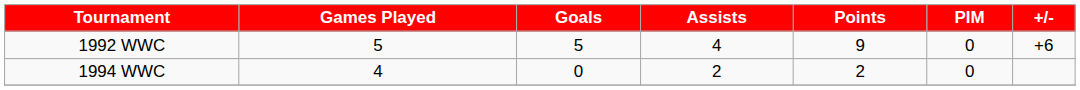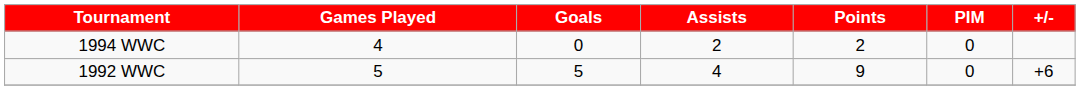rows swapped: (122, 44) <-> (122, 71)
